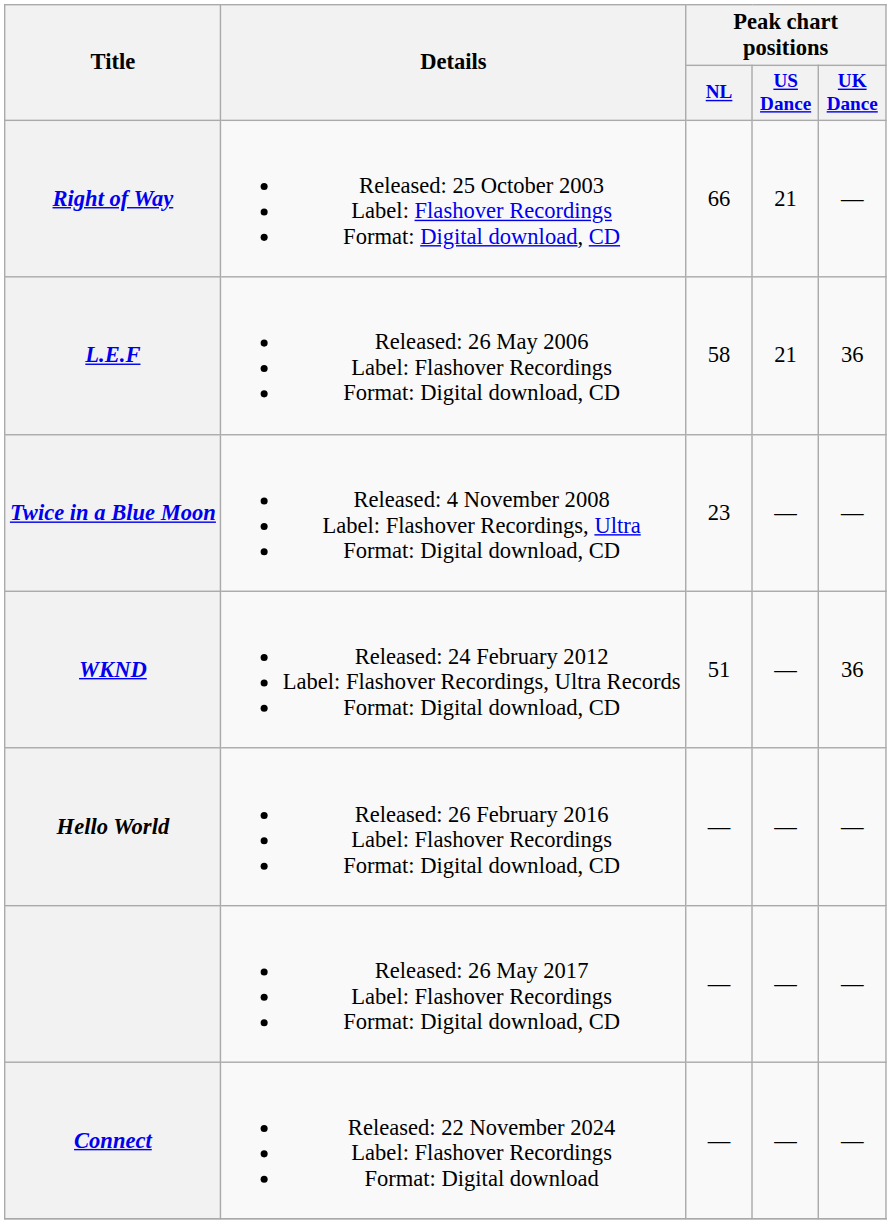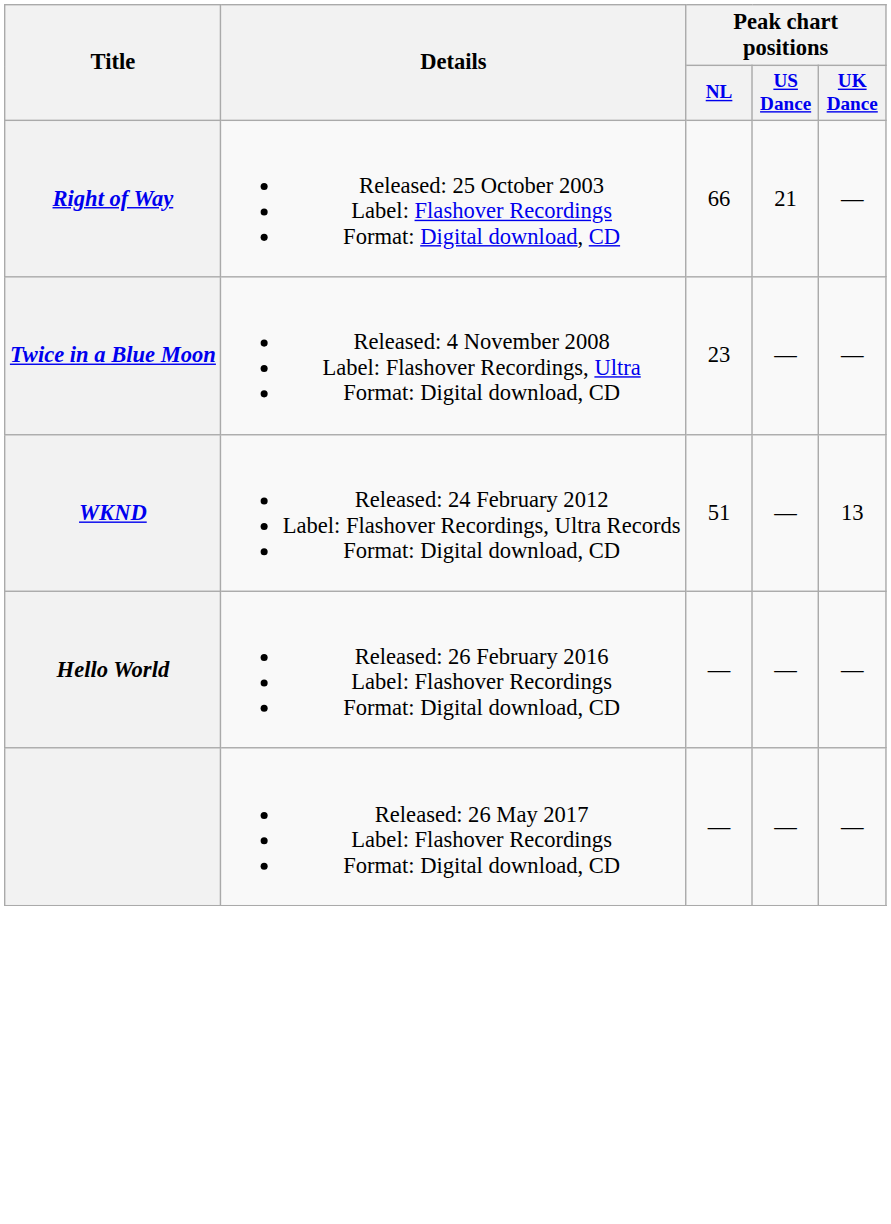- row: (113, 355)
(852, 669) 36 -> (852, 512) 13
- row: (113, 1140)
